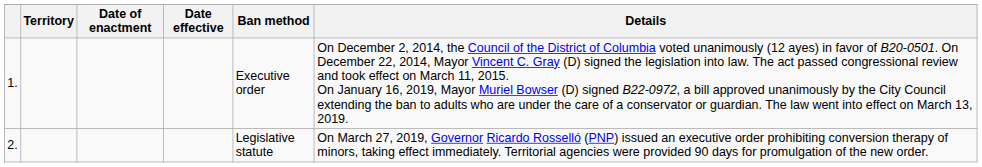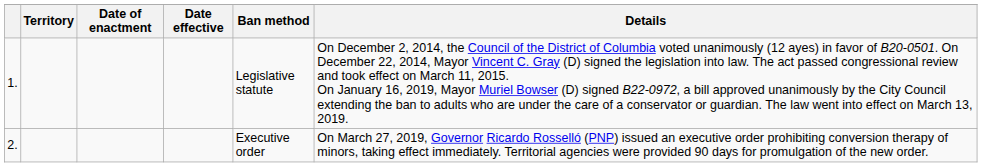(263, 83) Executive order -> (265, 83) Legislative statute
(265, 145) Legislative statute -> (263, 145) Executive order
